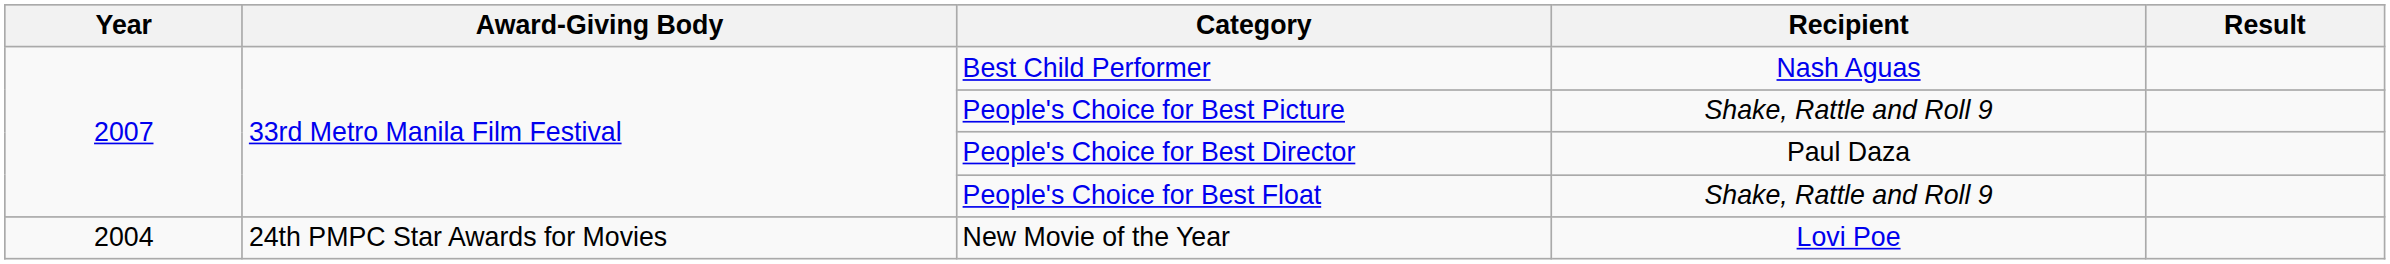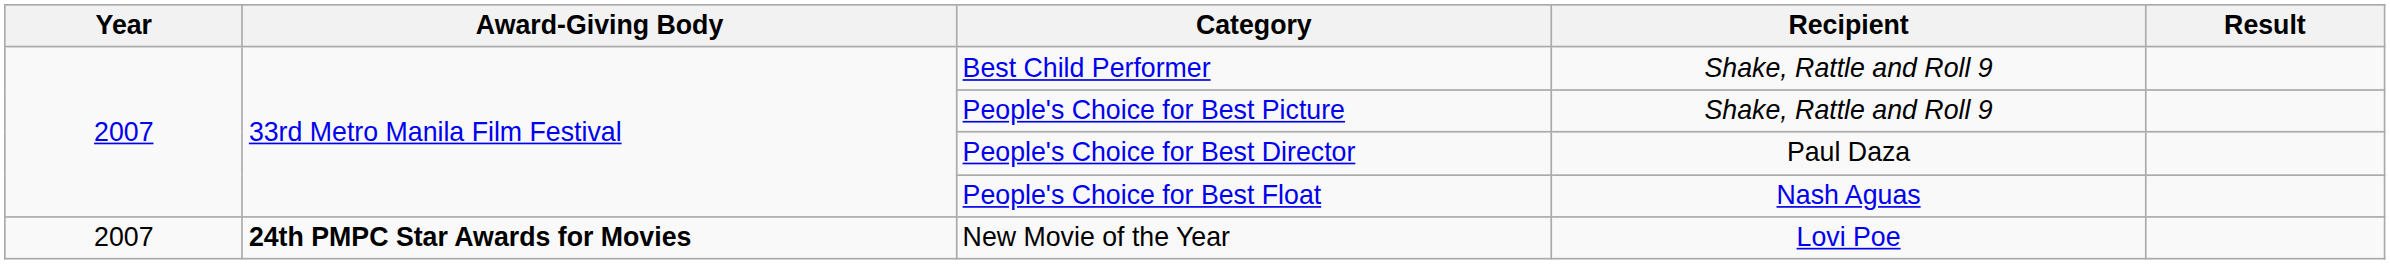(1849, 68) Nash Aguas -> (1849, 68) Shake, Rattle and Roll 9
(1849, 195) Shake, Rattle and Roll 9 -> (1849, 195) Nash Aguas
(124, 237) 2004 -> (124, 237) 2007
(458, 237) normal -> (470, 237) bold
